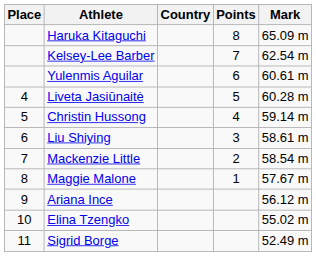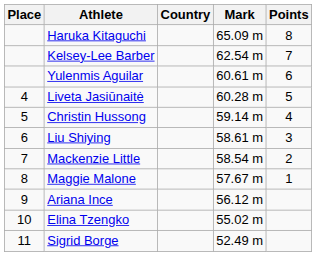columns swapped: (285, 14) <-> (236, 14)
